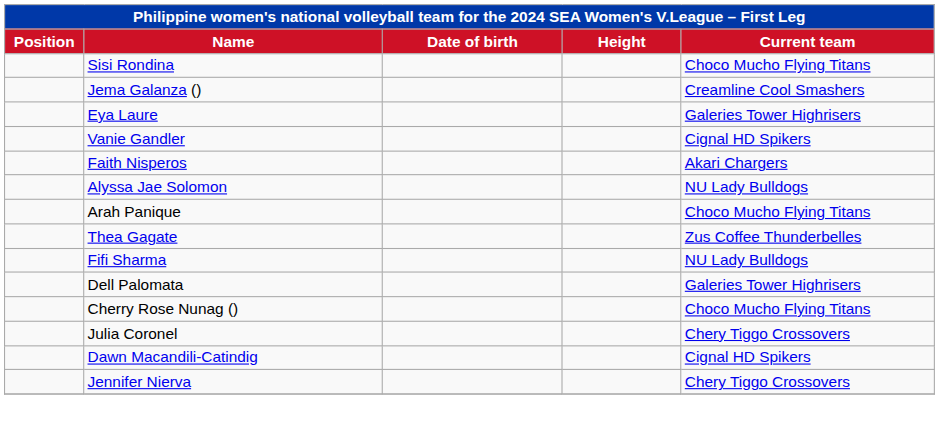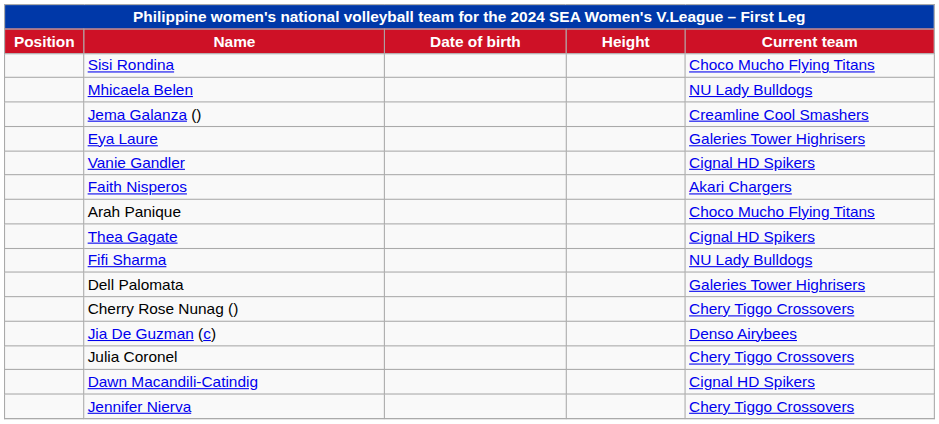+ row: (140, 90)
- row: (157, 187)
(773, 236) Zus Coffee Thunderbelles -> (752, 236) Cignal HD Spikers
(778, 309) Choco Mucho Flying Titans -> (772, 309) Chery Tiggo Crossovers
+ row: (152, 334)
